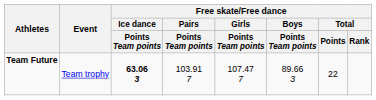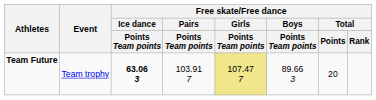(241, 74) no background -> (241, 74) khaki background
(333, 74) 22 -> (333, 74) 20
